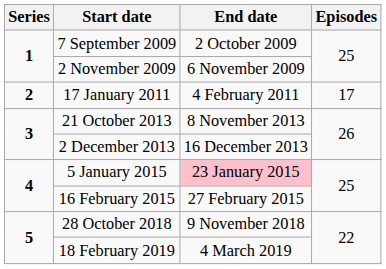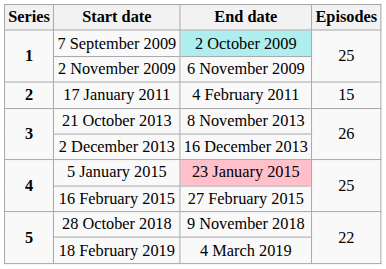(246, 43) no background -> (246, 43) paleturquoise background
(346, 95) 17 -> (346, 95) 15
